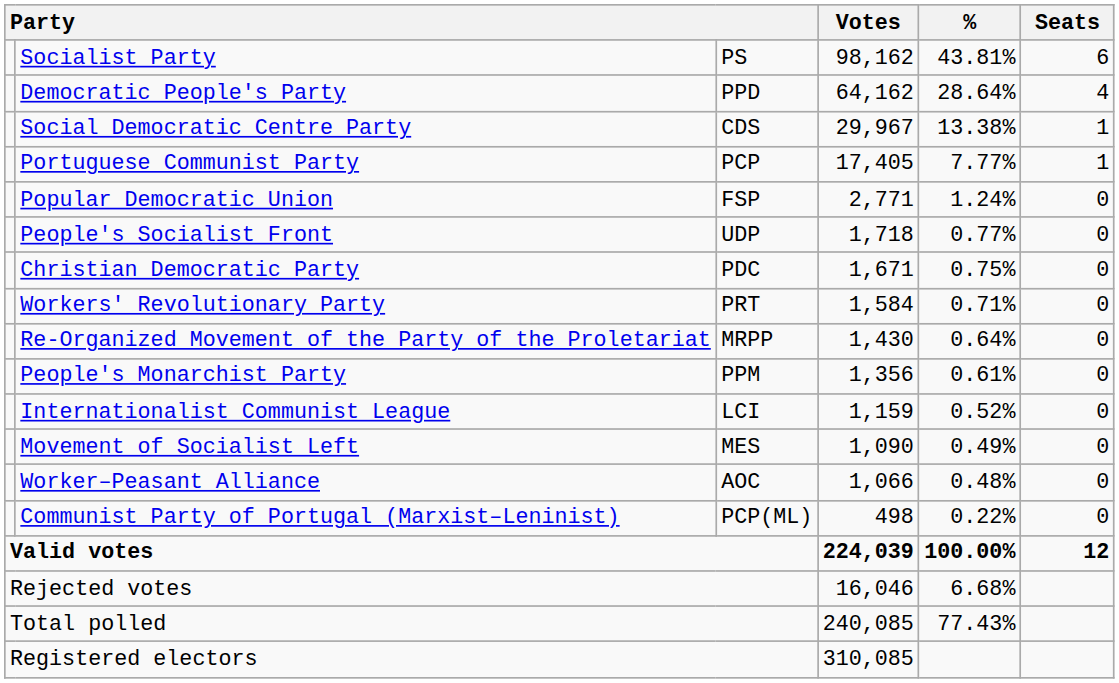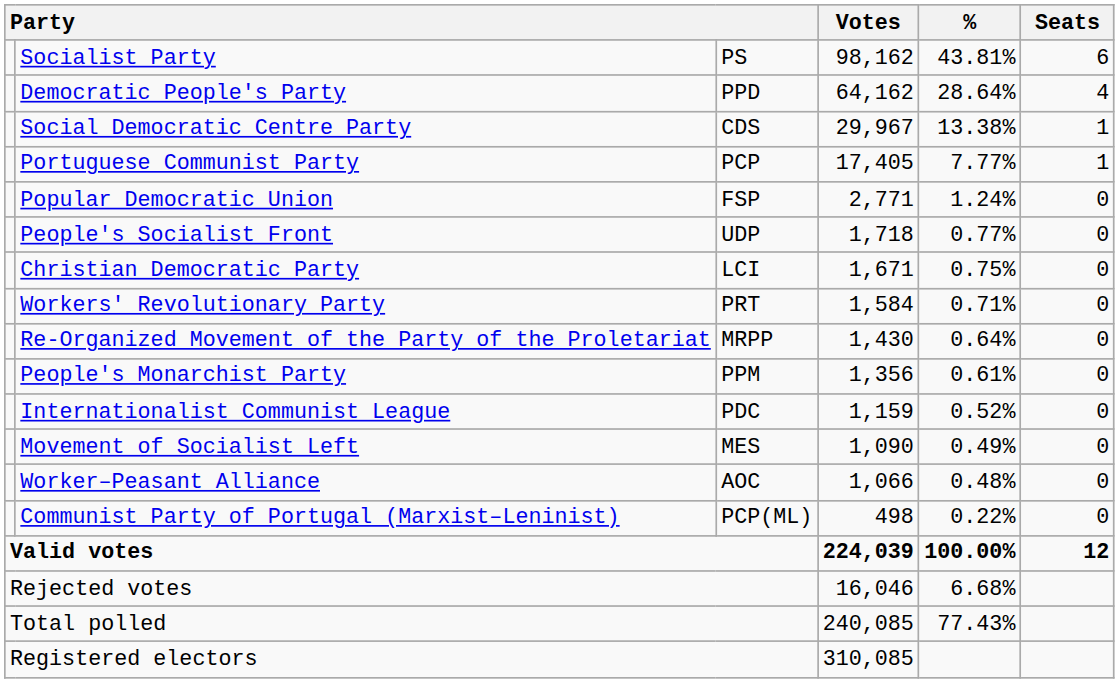(741, 270) PDC -> (741, 270) LCI
(741, 412) LCI -> (741, 412) PDC
